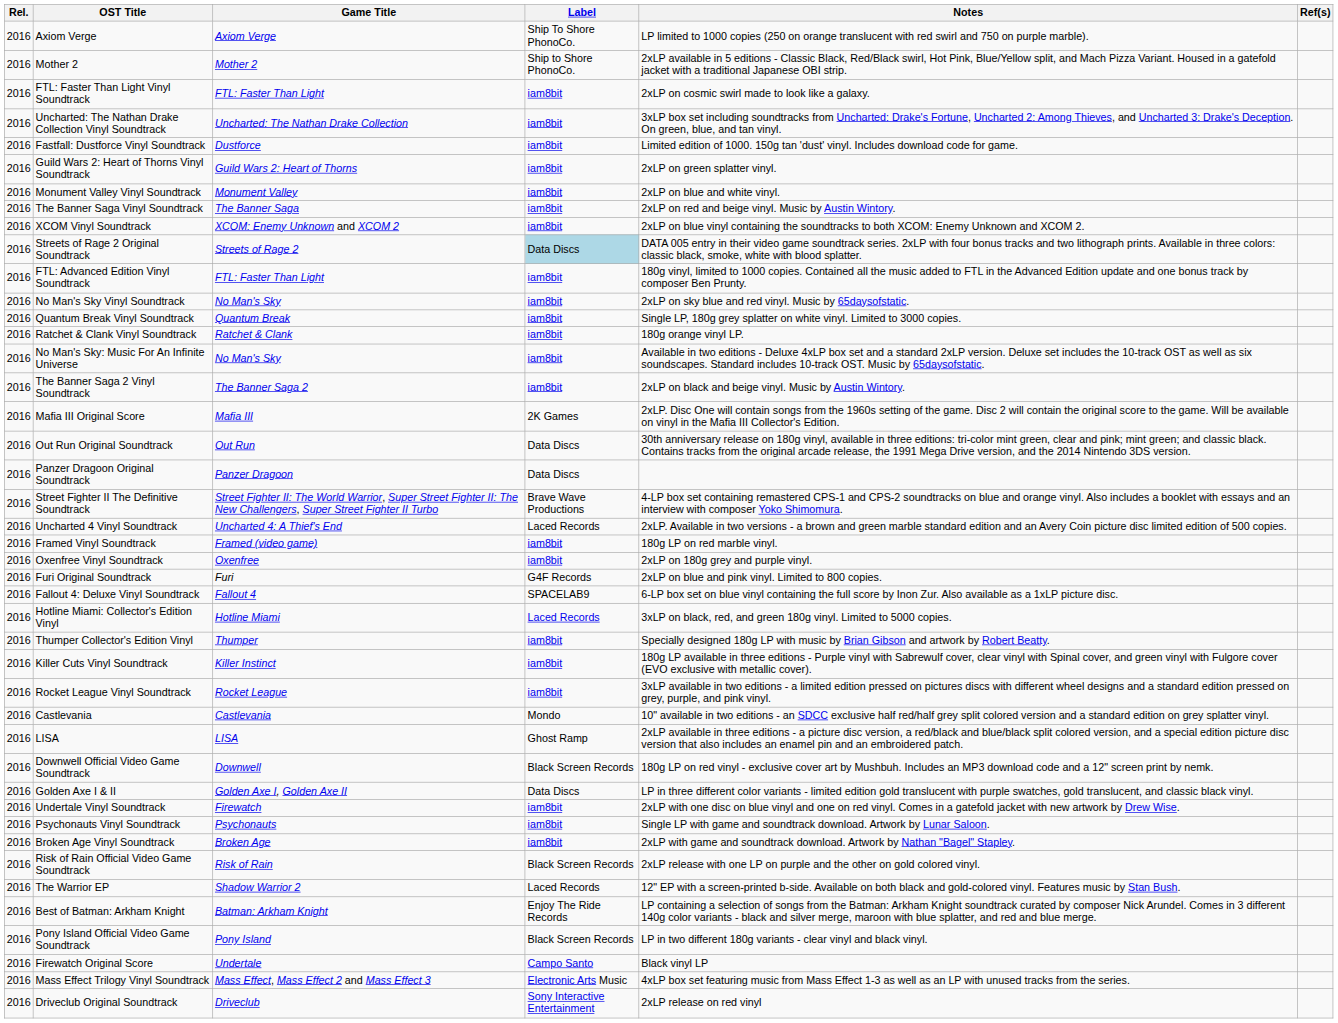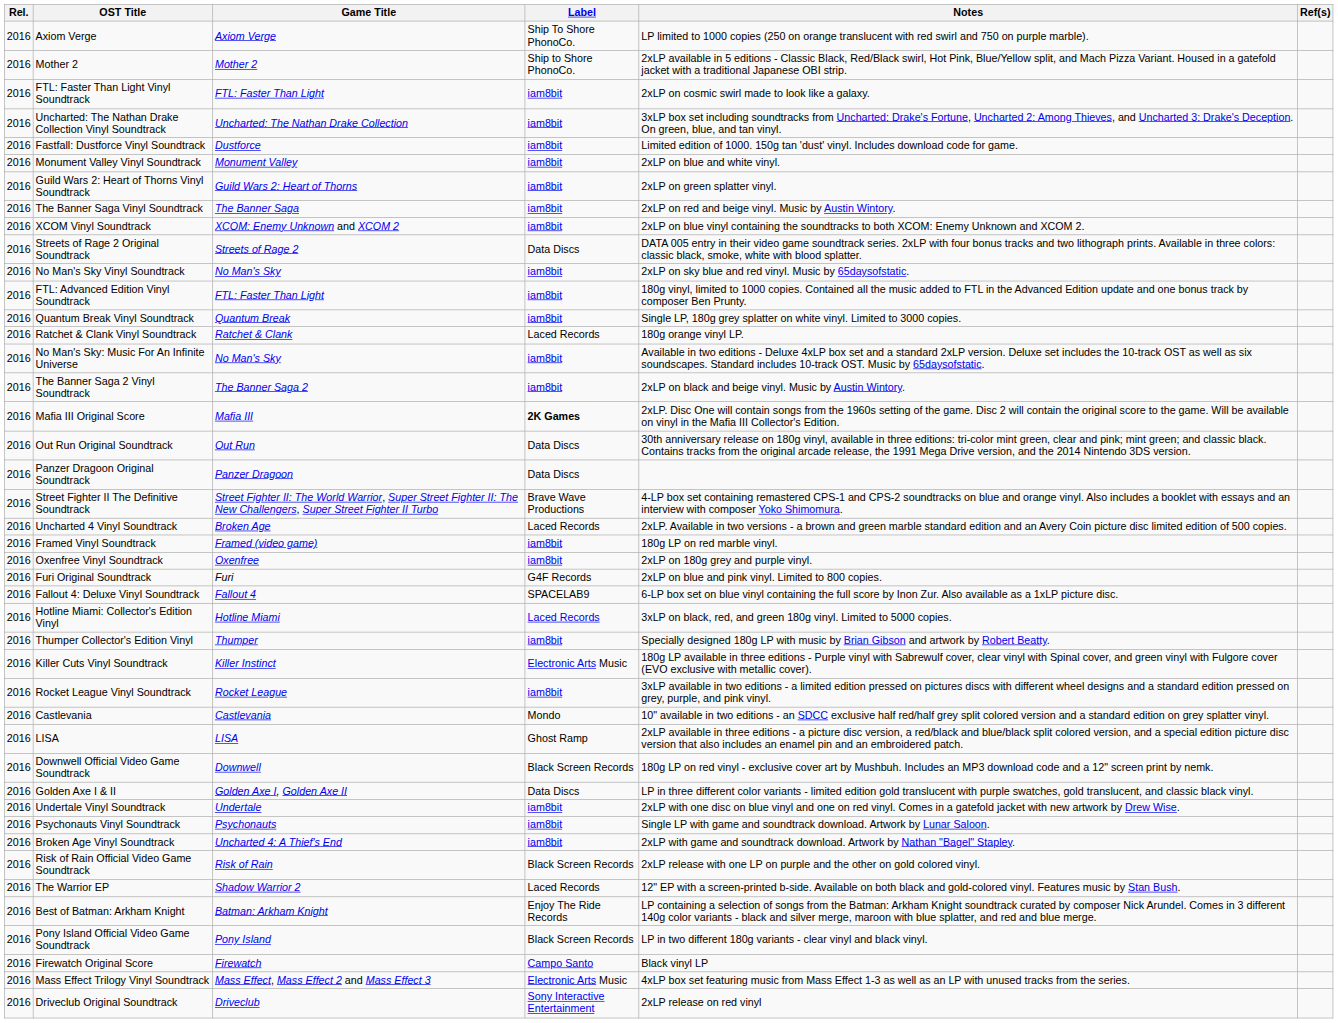rows swapped: (120, 169) <-> (118, 192)
(554, 249) lightblue background -> (554, 249) no background
rows swapped: (110, 301) <-> (103, 278)
(545, 335) iam8bit -> (564, 335) Laced Records
(553, 416) normal -> (554, 416) bold
(278, 526) Uncharted 4: A Thief's End -> (243, 526) Broken Age
(545, 663) iam8bit -> (577, 663) Electronic Arts Music
(238, 808) Firewatch -> (238, 808) Undertale
(243, 842) Broken Age -> (278, 842) Uncharted 4: A Thief's End
(238, 963) Undertale -> (238, 963) Firewatch
